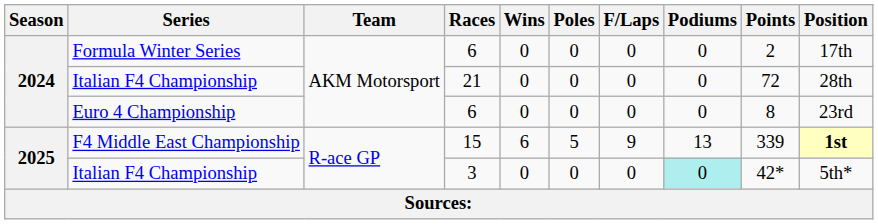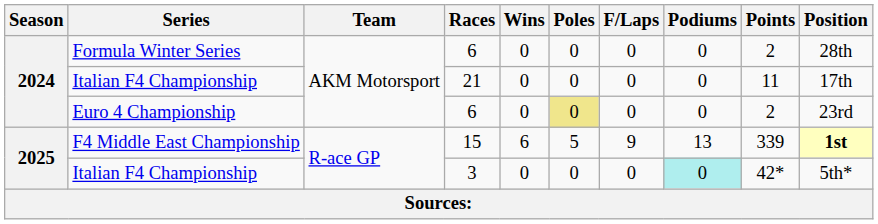(836, 50) 17th -> (836, 50) 28th
(770, 81) 72 -> (770, 81) 11
(836, 81) 28th -> (836, 81) 17th
(574, 112) no background -> (574, 112) khaki background
(770, 112) 8 -> (770, 112) 2
